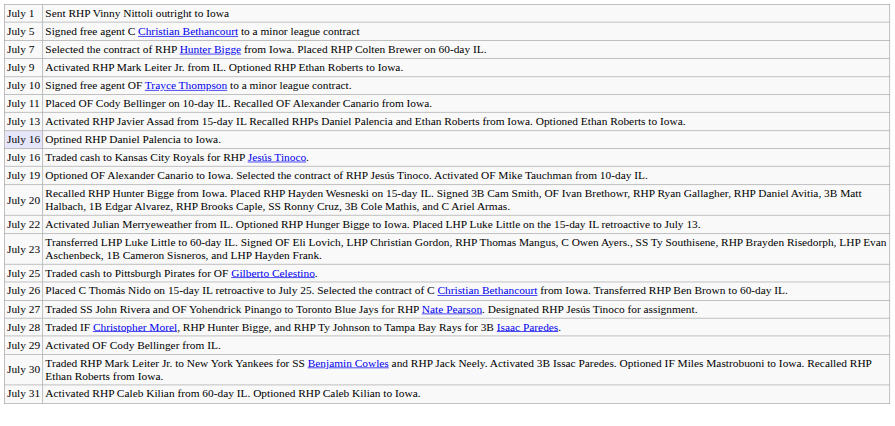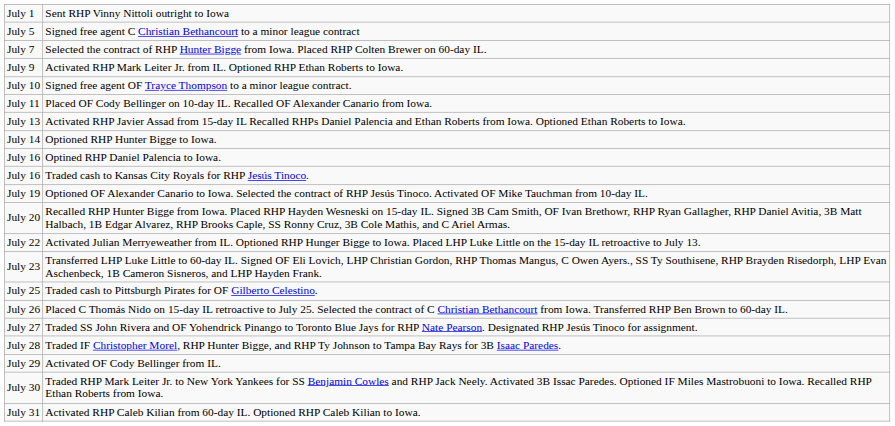+ row: (131, 139)
(24, 139) lavender background -> (24, 157) no background
